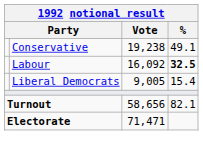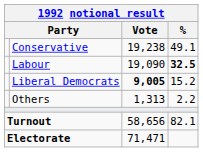(146, 64) 16,092 -> (146, 64) 19,090
(149, 82) normal -> (149, 82) bold
(183, 82) 15.4 -> (183, 82) 15.2
+ row: (31, 99)
